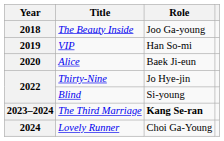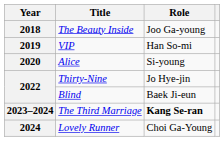(171, 62) Baek Ji-eun -> (166, 62) Si-young
(166, 95) Si-young -> (171, 95) Baek Ji-eun
